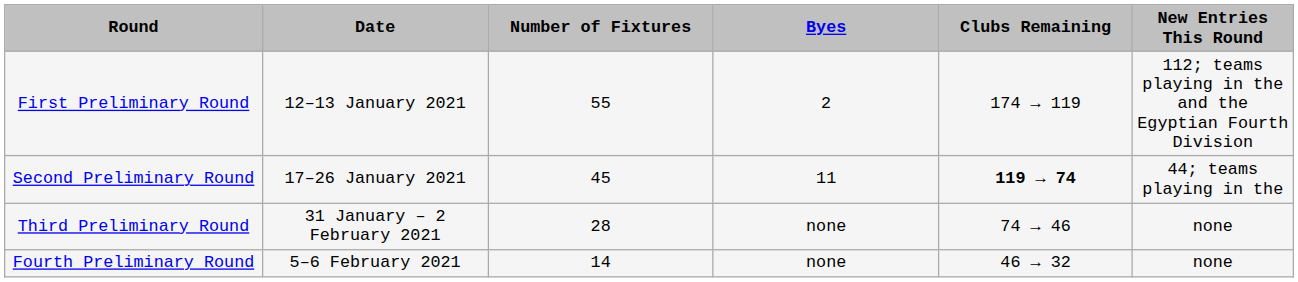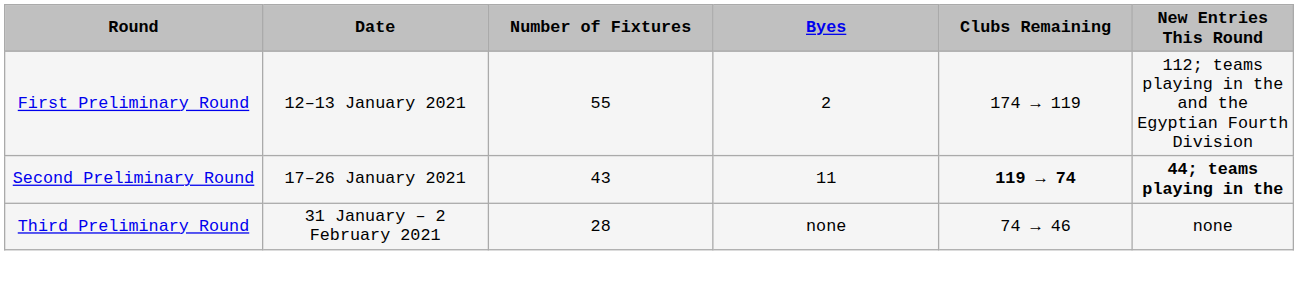(601, 179) 45 -> (601, 179) 43
(1213, 179) normal -> (1213, 179) bold
- row: (134, 263)
